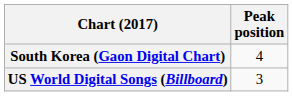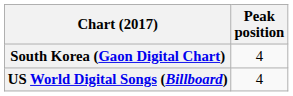(259, 79) 3 -> (259, 79) 4
